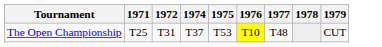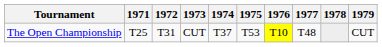+ column: (194, 14)
